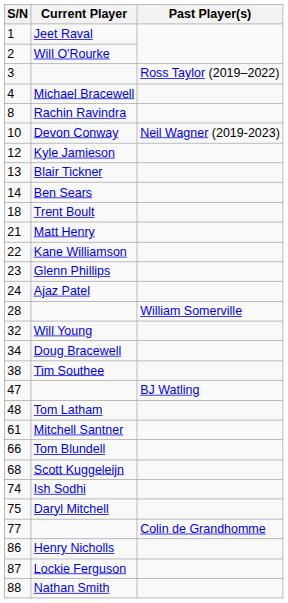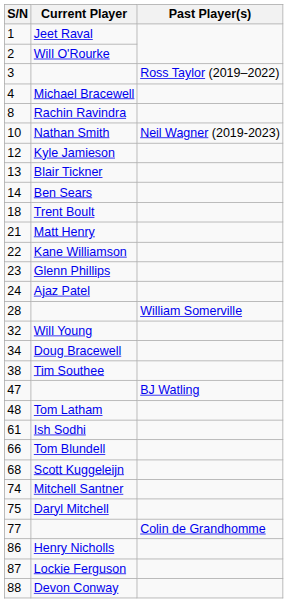(76, 133) Devon Conway -> (72, 133) Nathan Smith
(79, 430) Mitchell Santner -> (60, 430) Ish Sodhi
(60, 489) Ish Sodhi -> (79, 489) Mitchell Santner
(72, 588) Nathan Smith -> (76, 588) Devon Conway
